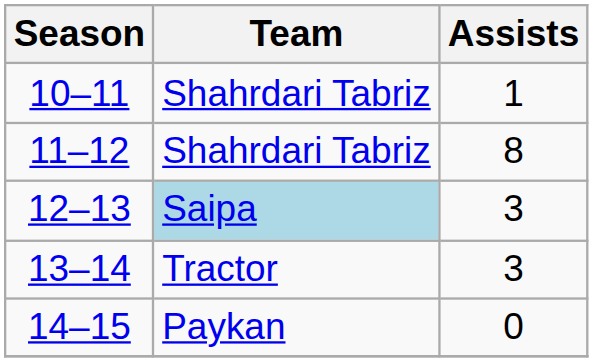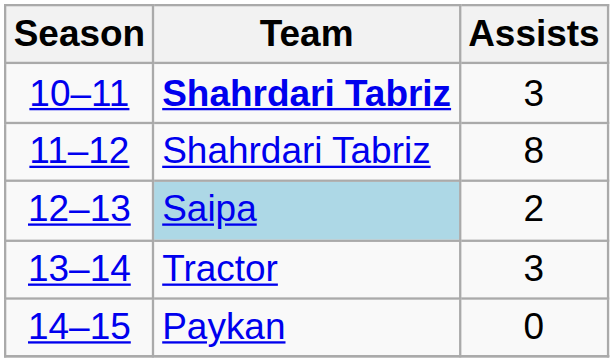(296, 92) normal -> (307, 92) bold
(513, 92) 1 -> (534, 92) 3
(513, 209) 3 -> (534, 209) 2
